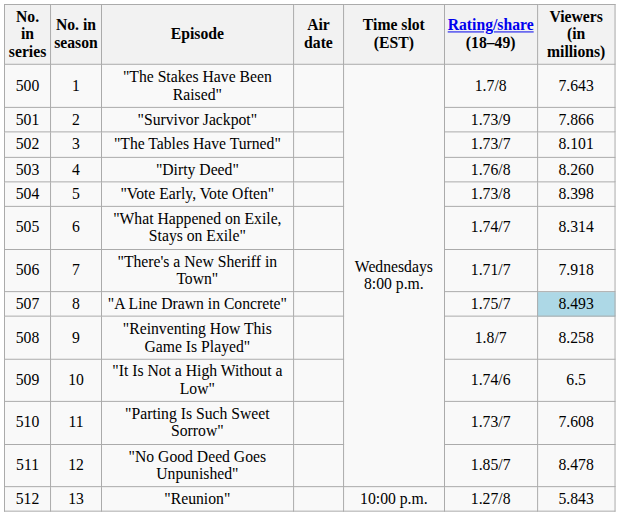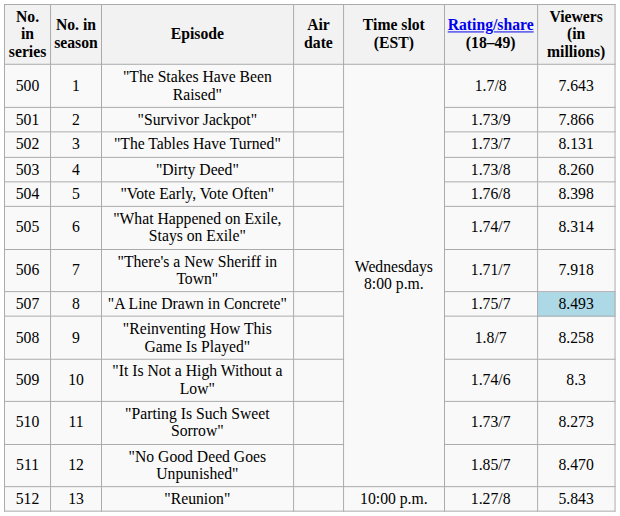(576, 144) 8.101 -> (576, 144) 8.131
(491, 169) 1.76/8 -> (491, 169) 1.73/8
(491, 194) 1.73/8 -> (491, 194) 1.76/8
(576, 380) 6.5 -> (576, 380) 8.3
(576, 422) 7.608 -> (576, 422) 8.273
(576, 465) 8.478 -> (576, 465) 8.470
